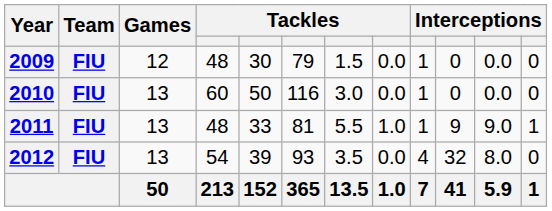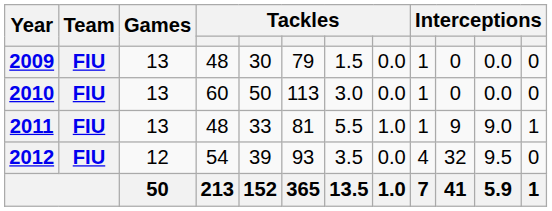(157, 61) 12 -> (157, 61) 13
(303, 93) 116 -> (303, 93) 113
(157, 157) 13 -> (157, 157) 12
(498, 157) 8.0 -> (498, 157) 9.5
